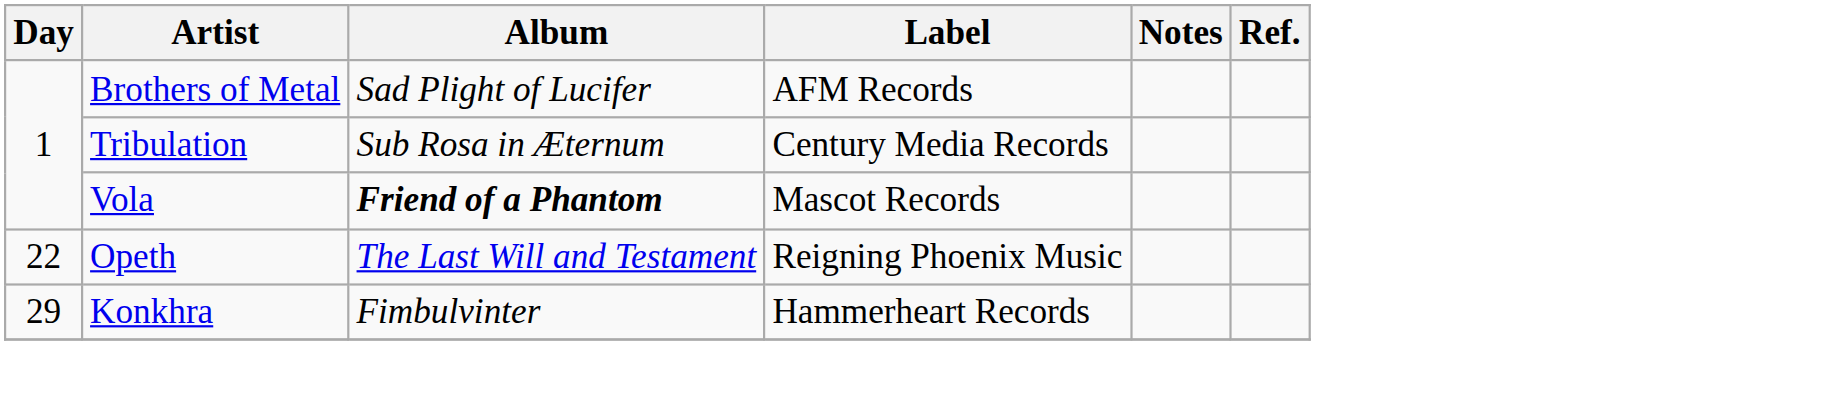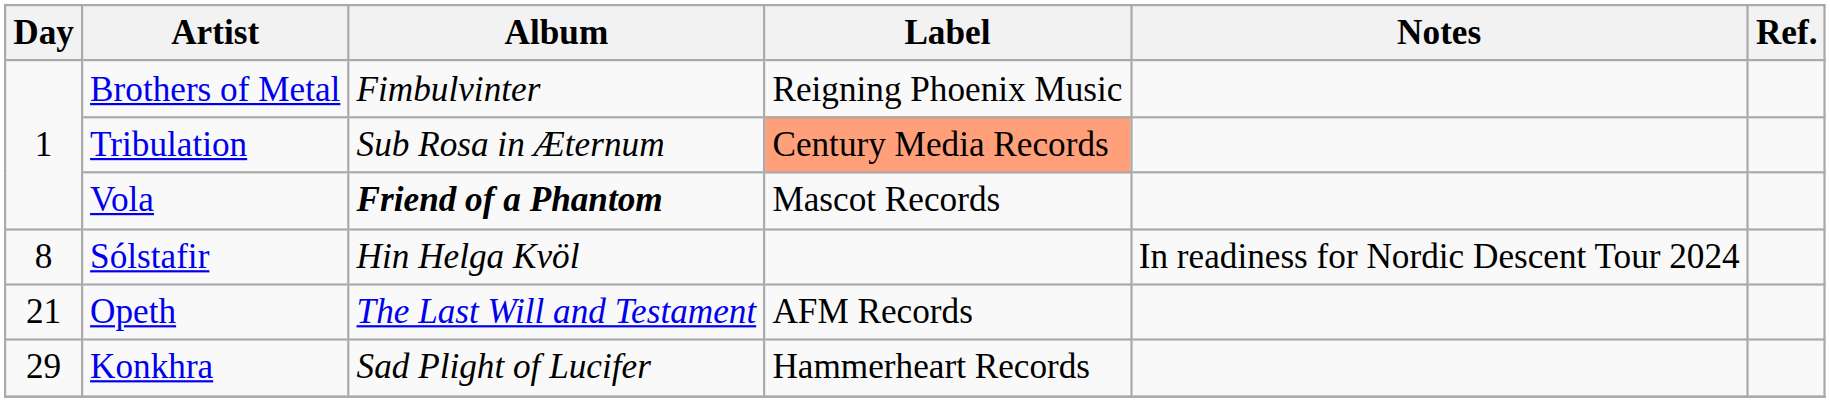(504, 88) Sad Plight of Lucifer -> (448, 88) Fimbulvinter
(873, 88) AFM Records -> (947, 88) Reigning Phoenix Music
(941, 144) no background -> (941, 144) lightsalmon background
+ row: (150, 255)
(44, 255) 22 -> (44, 311) 21
(947, 255) Reigning Phoenix Music -> (873, 311) AFM Records
(448, 311) Fimbulvinter -> (504, 367) Sad Plight of Lucifer
